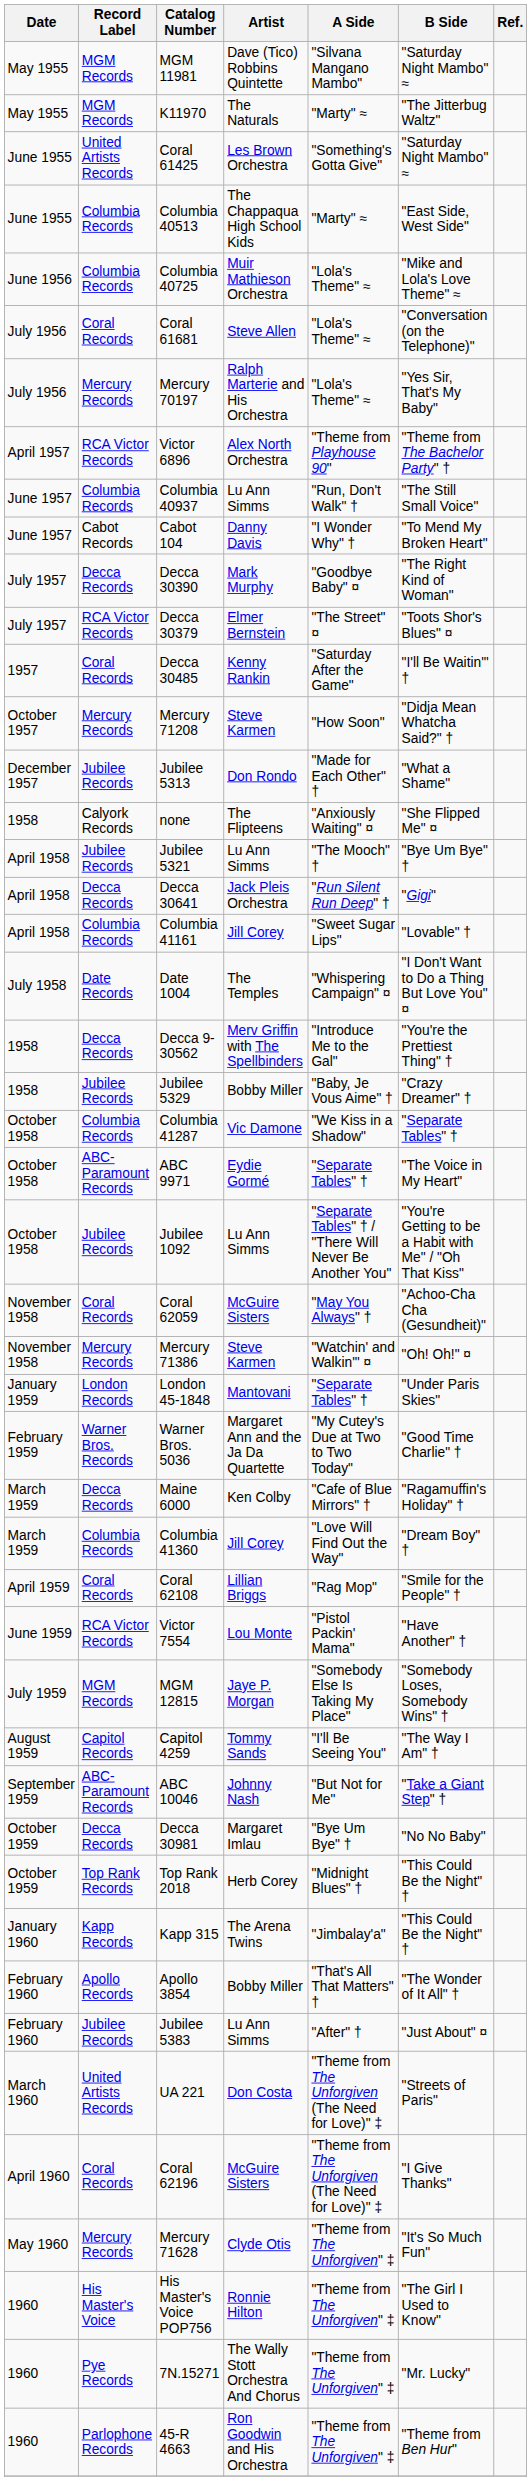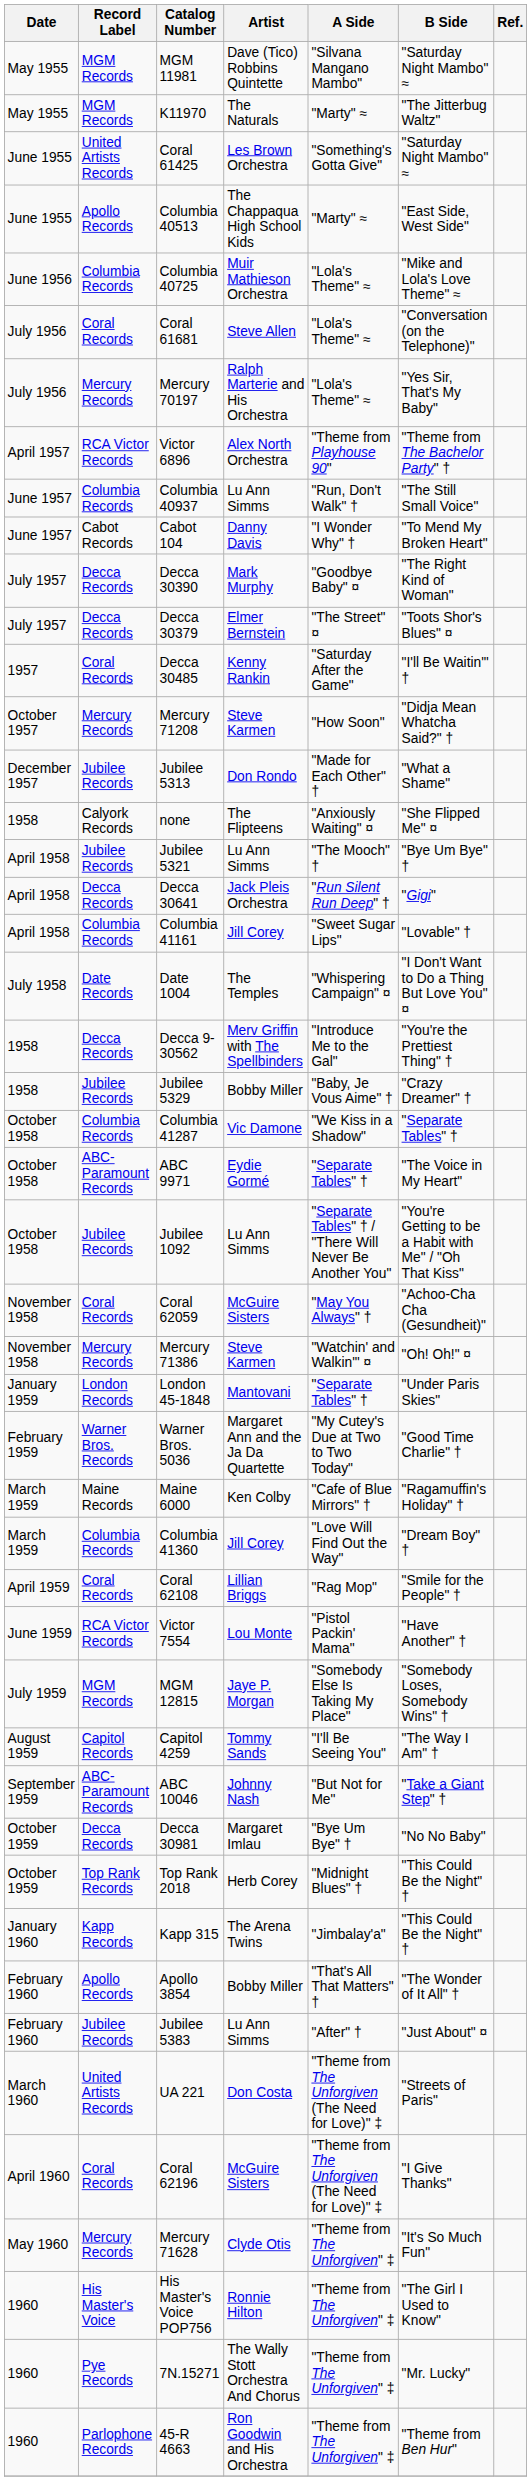(111, 218) Columbia Records -> (107, 218) Apollo Records
(115, 625) RCA Victor Records -> (107, 625) Decca Records
(107, 1498) Decca Records -> (107, 1498) Maine Records
